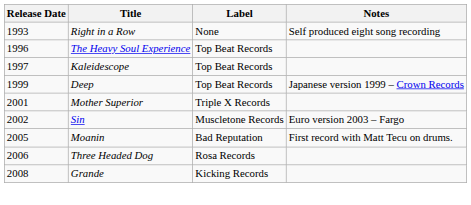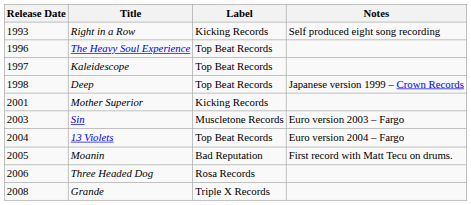(207, 31) None -> (232, 31) Kicking Records
(18, 84) 1999 -> (18, 84) 1998
(233, 102) Triple X Records -> (232, 102) Kicking Records
(18, 120) 2002 -> (18, 120) 2003
+ row: (92, 138)
(232, 173) Kicking Records -> (233, 191) Triple X Records
